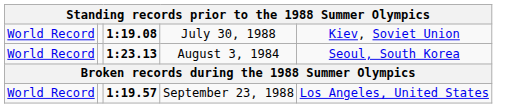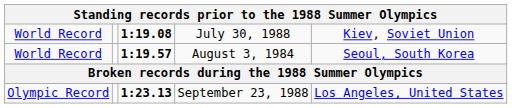(132, 54) 1:23.13 -> (146, 54) 1:19.57
(51, 93) World Record -> (58, 93) Olympic Record
(132, 93) 1:19.57 -> (146, 93) 1:23.13
